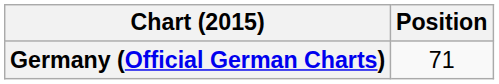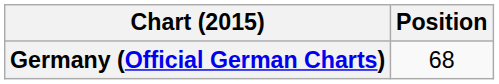(442, 59) 71 -> (442, 59) 68
